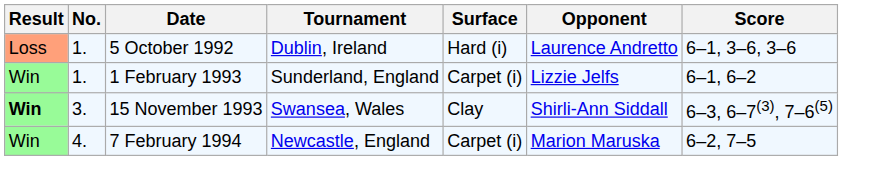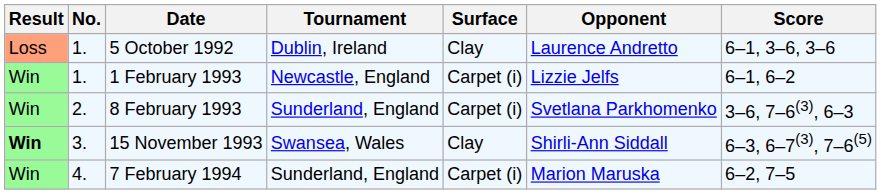(477, 47) Hard (i) -> (465, 47) Clay
(355, 77) Sunderland, England -> (350, 77) Newcastle, England
+ row: (175, 108)
(350, 140) Newcastle, England -> (355, 174) Sunderland, England
